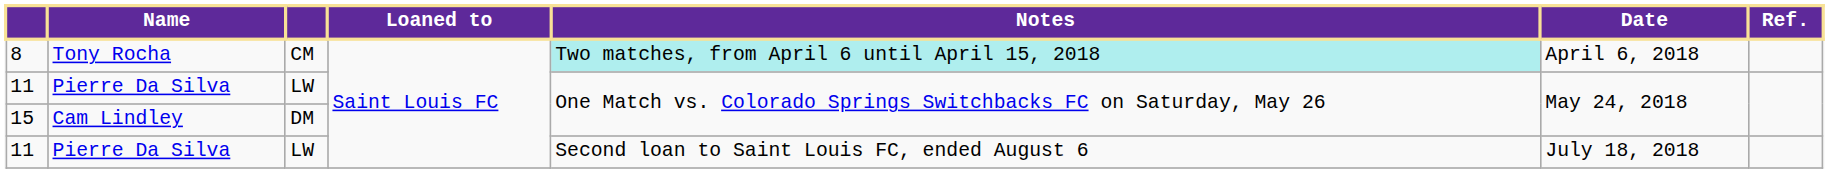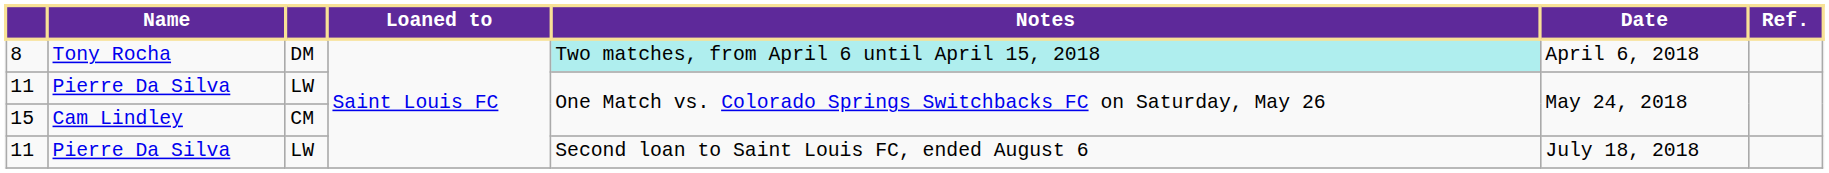(302, 56) CM -> (302, 56) DM
(302, 120) DM -> (302, 120) CM
